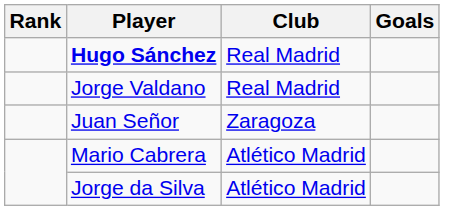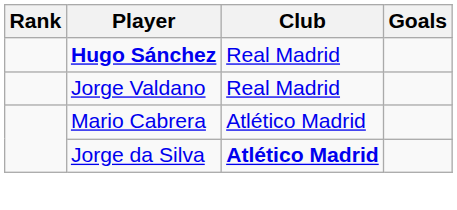- row: (125, 121)
(296, 188) normal -> (302, 155) bold
